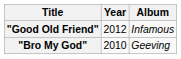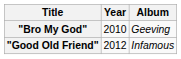rows swapped: (53, 45) <-> (53, 29)
